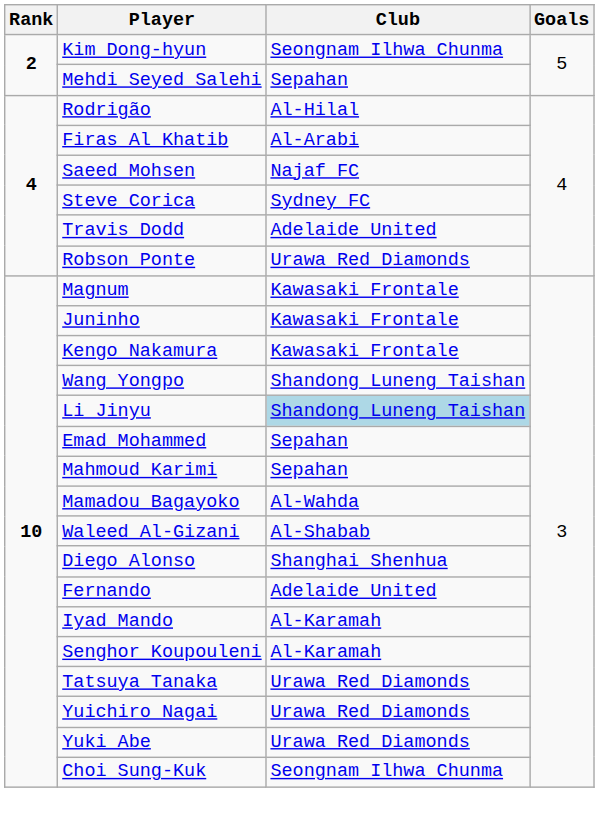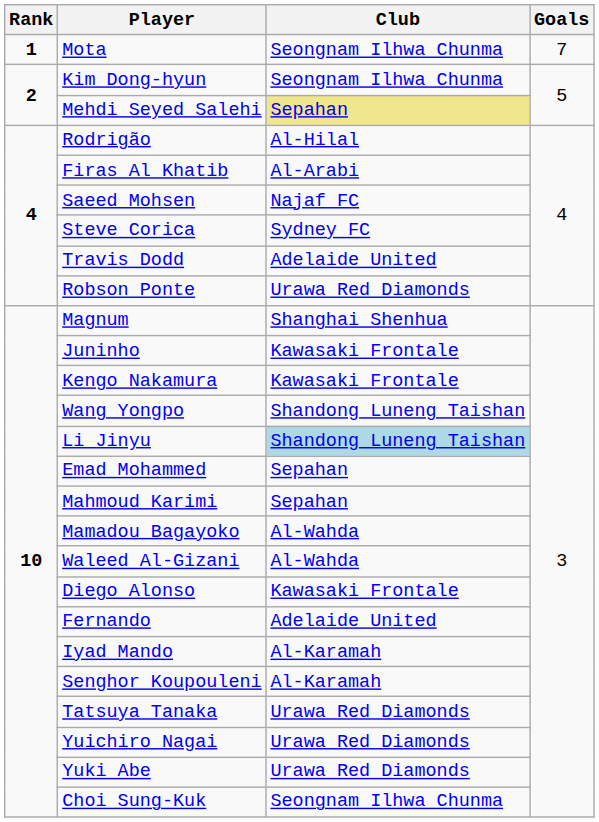+ row: (84, 50)
(309, 80) no background -> (309, 110) khaki background
(365, 291) Kawasaki Frontale -> (359, 321) Shanghai Shenhua
(320, 531) Al-Shabab -> (315, 561) Al-Wahda
(359, 561) Shanghai Shenhua -> (365, 591) Kawasaki Frontale
